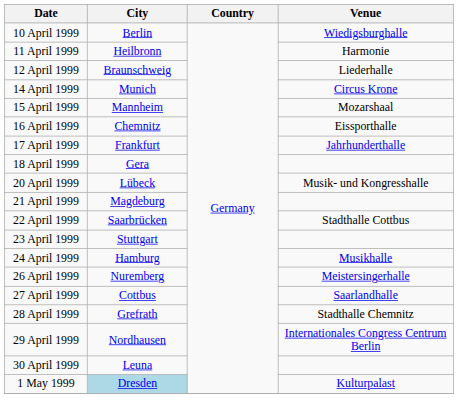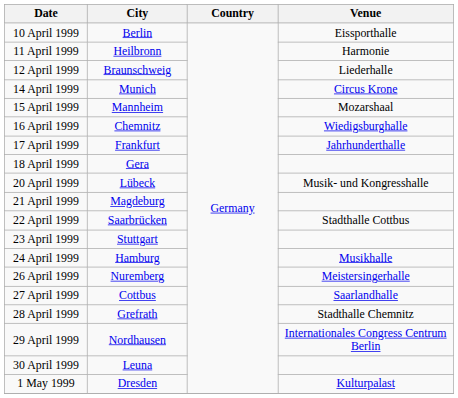(366, 32) Wiedigsburghalle -> (366, 32) Eissporthalle
(366, 126) Eissporthalle -> (366, 126) Wiedigsburghalle
(137, 383) lightblue background -> (137, 383) no background
